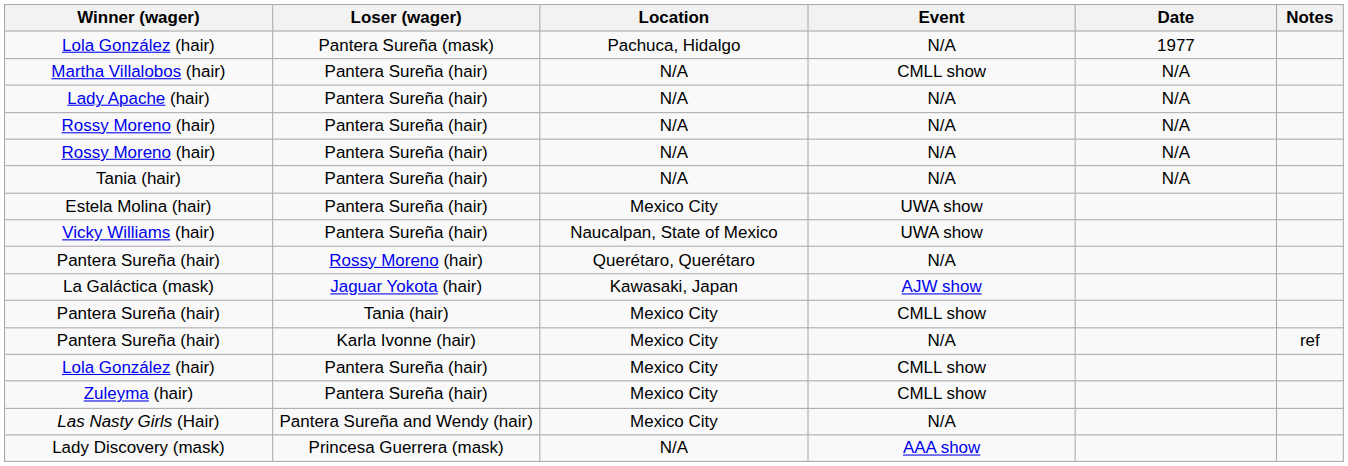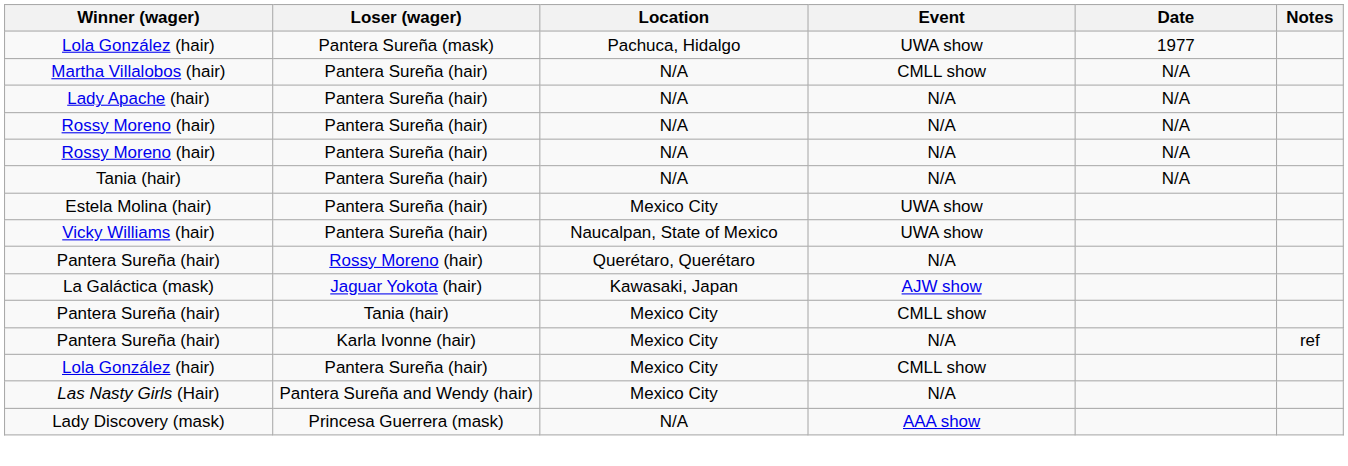(942, 44) N/A -> (942, 44) UWA show
- row: (138, 394)
